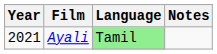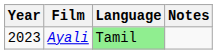(24, 38) 2021 -> (24, 38) 2023
